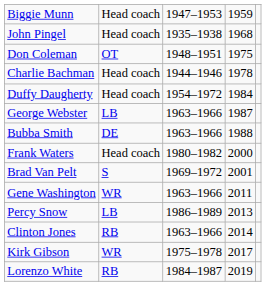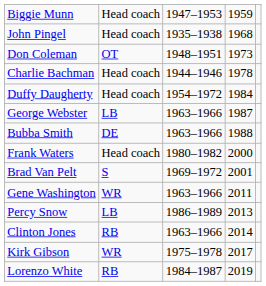(240, 53) 1975 -> (240, 53) 1973
